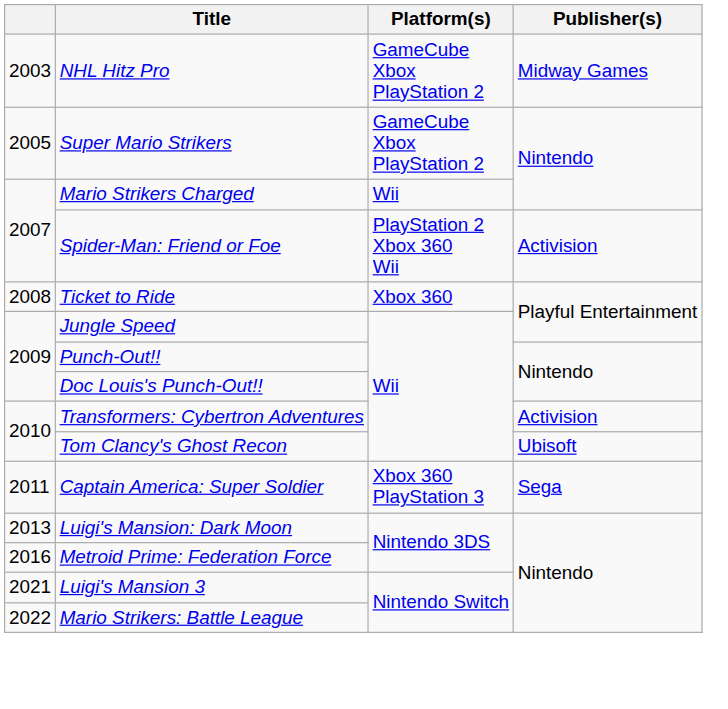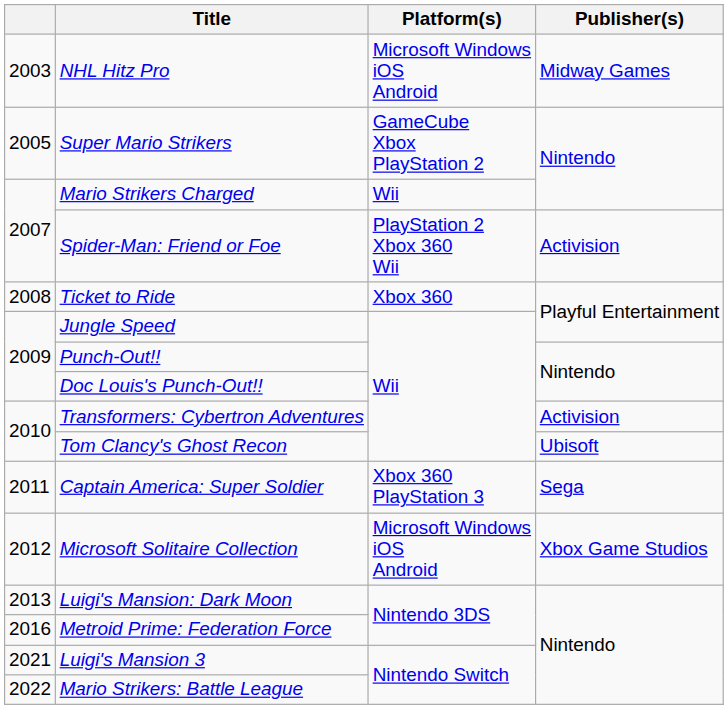(428, 70) GameCube Xbox PlayStation 2 -> (452, 70) Microsoft Windows iOS Android
+ row: (179, 548)
